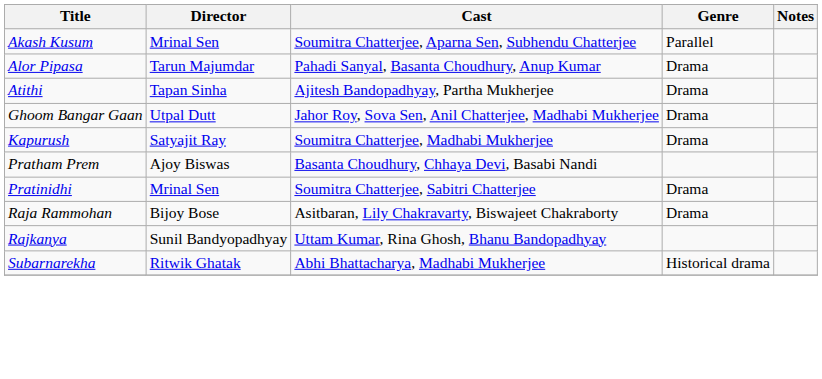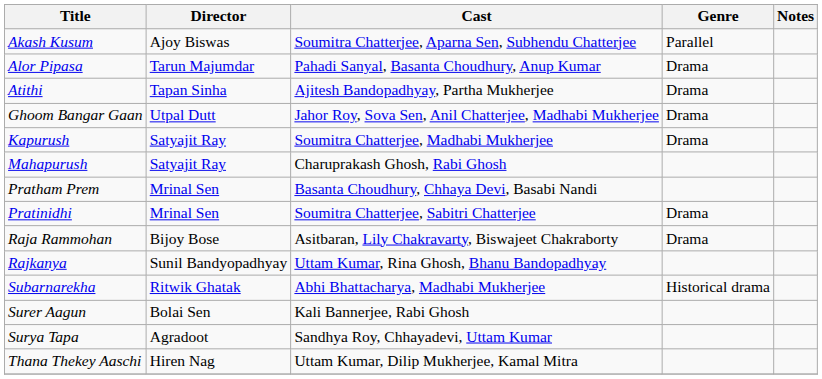(184, 41) Mrinal Sen -> (190, 41) Ajoy Biswas
+ row: (48, 164)
(190, 164) Ajoy Biswas -> (184, 189) Mrinal Sen
+ row: (47, 312)
+ row: (43, 336)
+ row: (75, 361)
